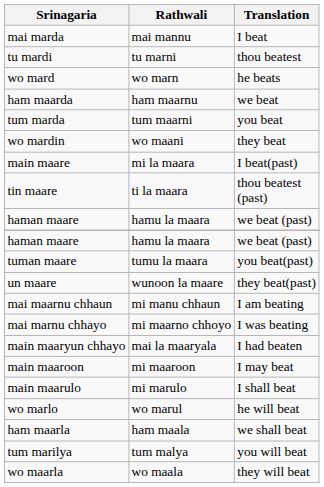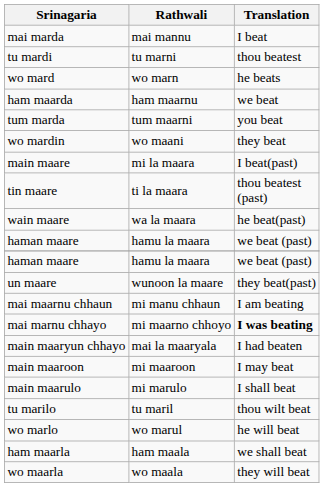+ row: (38, 219)
- row: (42, 261)
(273, 324) normal -> (275, 324) bold
+ row: (32, 409)
- row: (40, 451)
